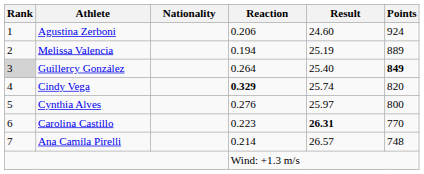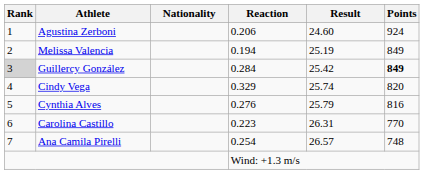(395, 50) 889 -> (395, 50) 849
(243, 68) 0.264 -> (243, 68) 0.284
(321, 68) 25.40 -> (321, 68) 25.42
(243, 87) bold -> (243, 87) normal
(321, 105) 25.97 -> (321, 105) 25.79
(395, 105) 800 -> (395, 105) 816
(321, 123) bold -> (321, 123) normal
(243, 141) 0.214 -> (243, 141) 0.254
